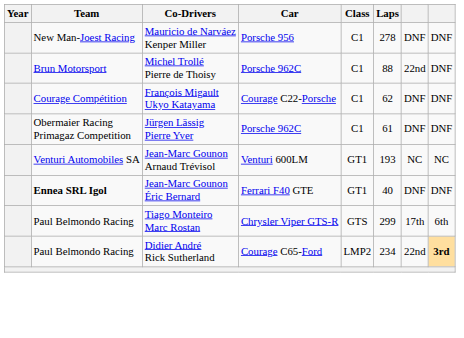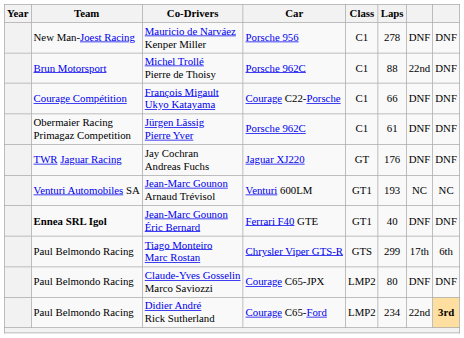(388, 99) 62 -> (392, 99) 66
+ row: (177, 160)
+ row: (193, 282)
